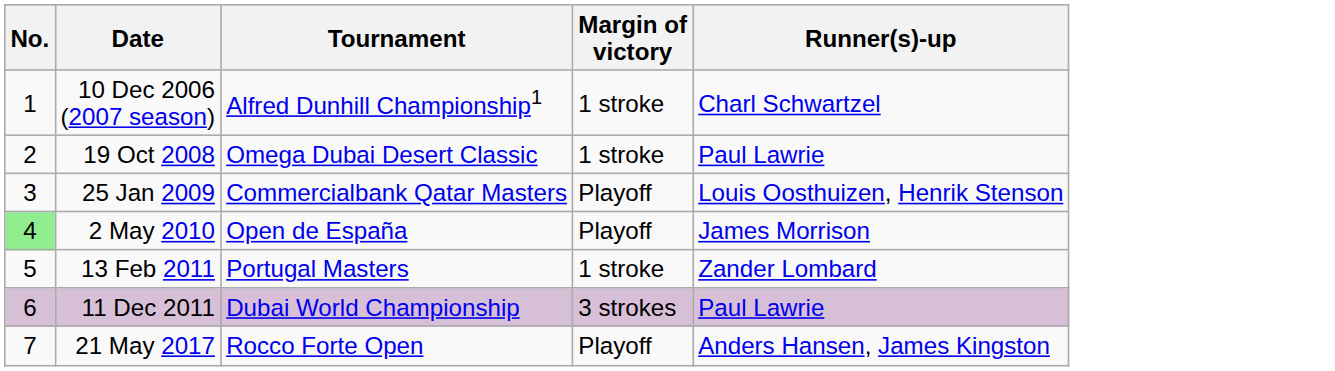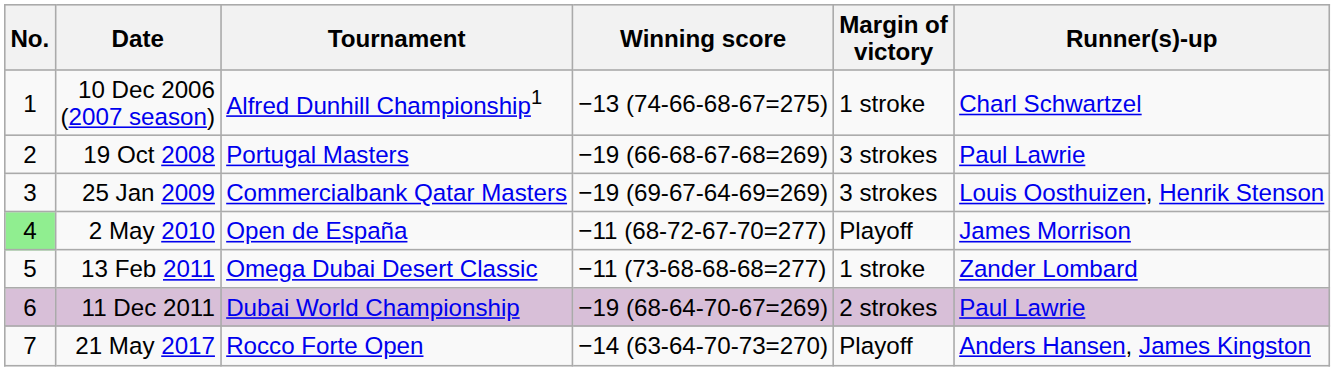+ column: (703, 38)
(382, 155) Omega Dubai Desert Classic -> (317, 155) Portugal Masters
(621, 155) 1 stroke -> (888, 155) 3 strokes
(615, 193) Playoff -> (888, 193) 3 strokes
(317, 269) Portugal Masters -> (382, 269) Omega Dubai Desert Classic
(627, 308) 3 strokes -> (888, 308) 2 strokes
